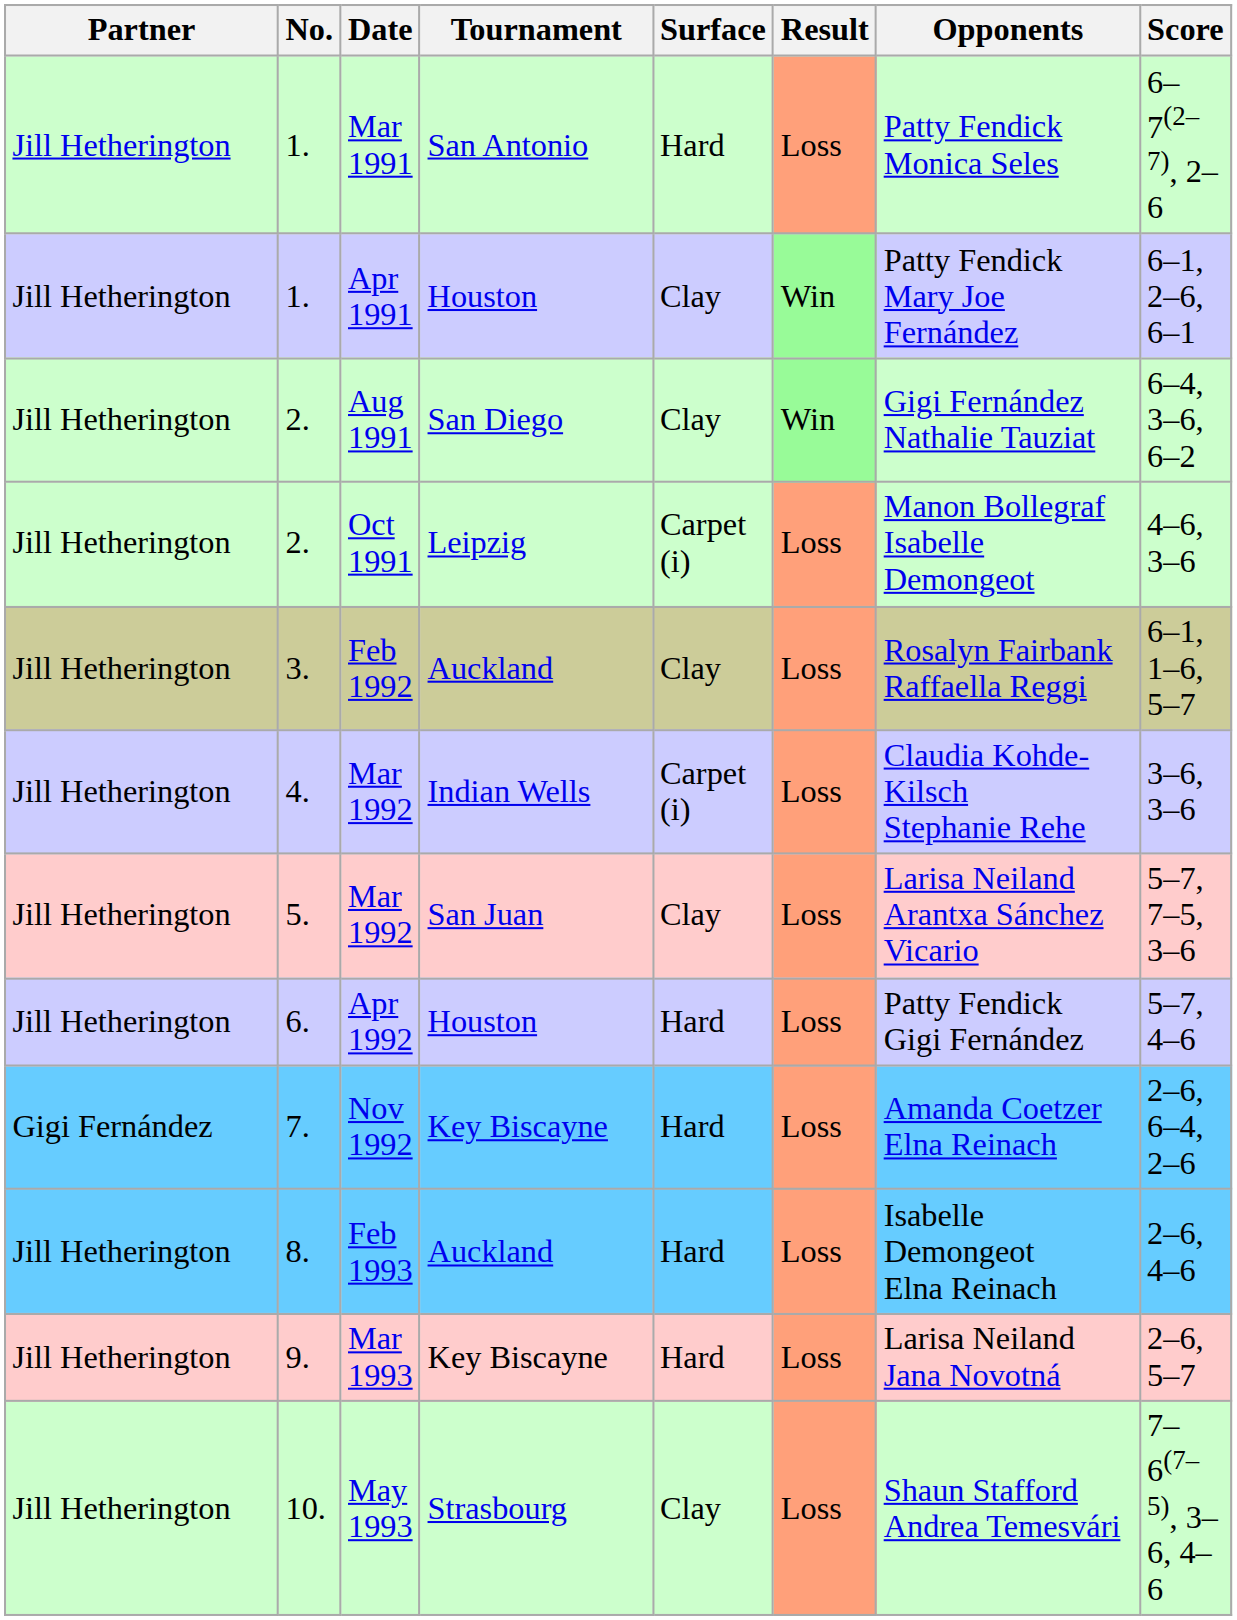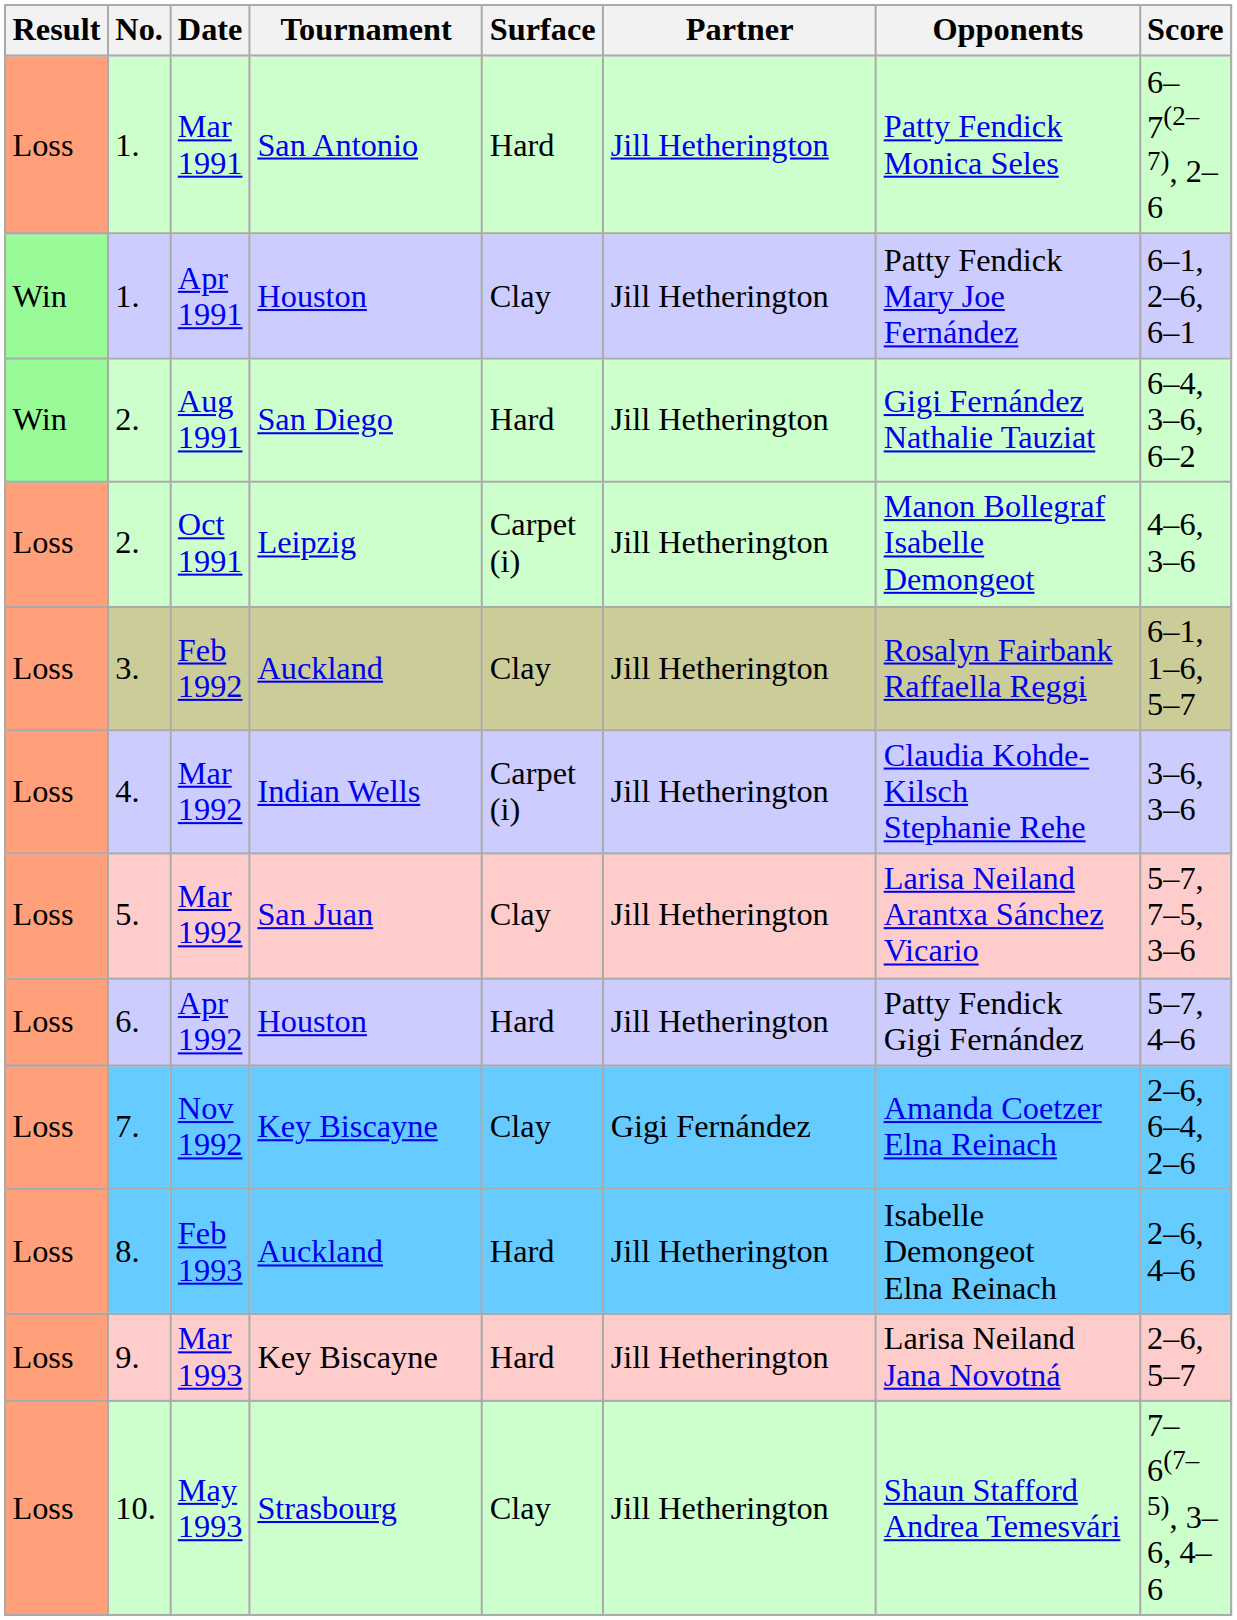columns swapped: (825, 30) <-> (142, 30)
(690, 419) Clay -> (522, 419) Hard
(692, 1127) Hard -> (520, 1127) Clay
